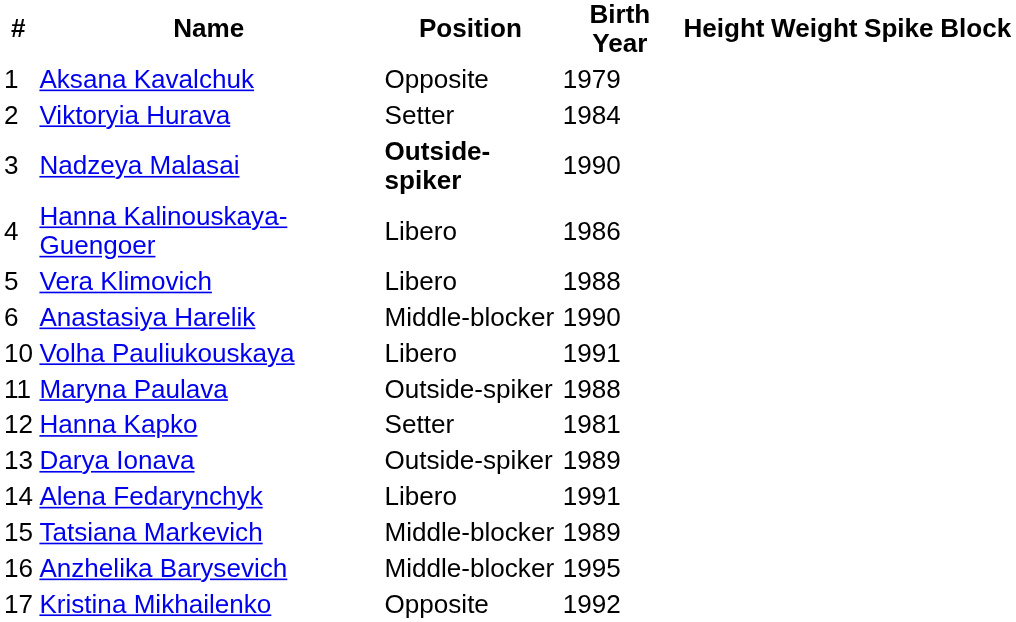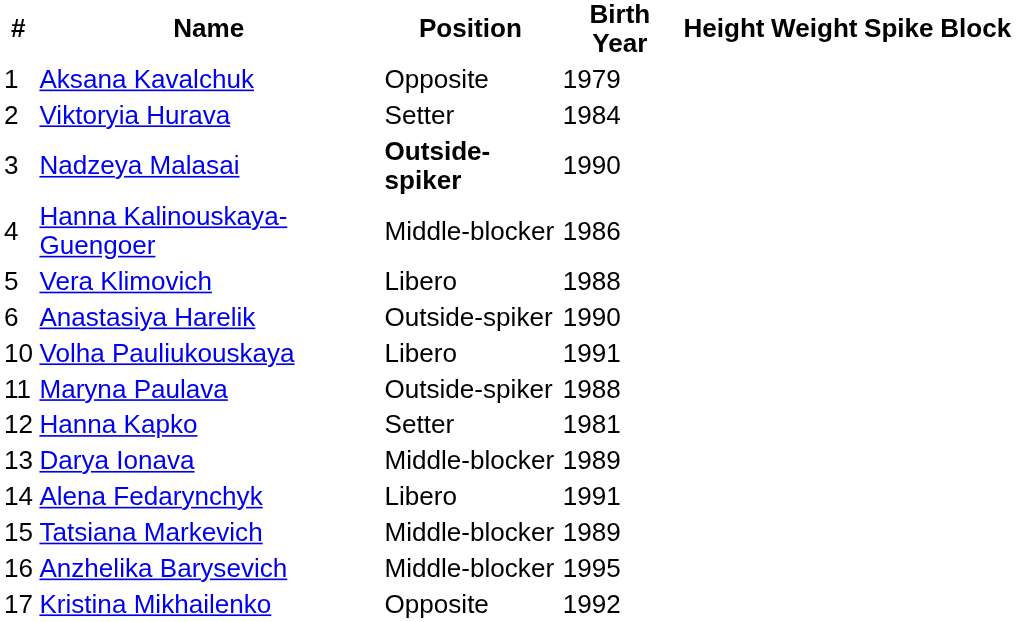(421, 231) Libero -> (469, 231) Middle-blocker
(469, 317) Middle-blocker -> (469, 317) Outside-spiker
(469, 460) Outside-spiker -> (469, 460) Middle-blocker
